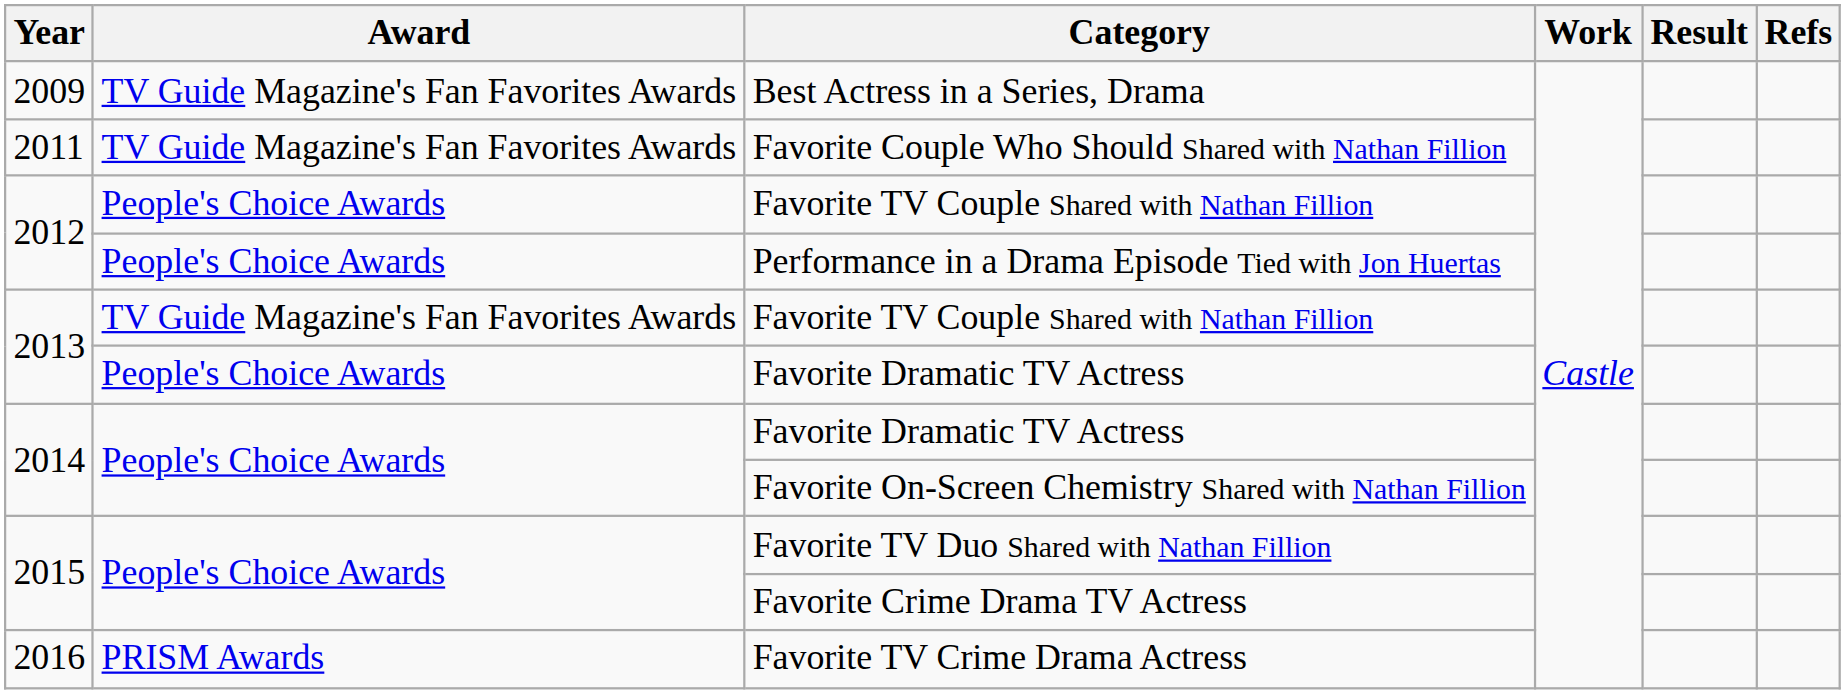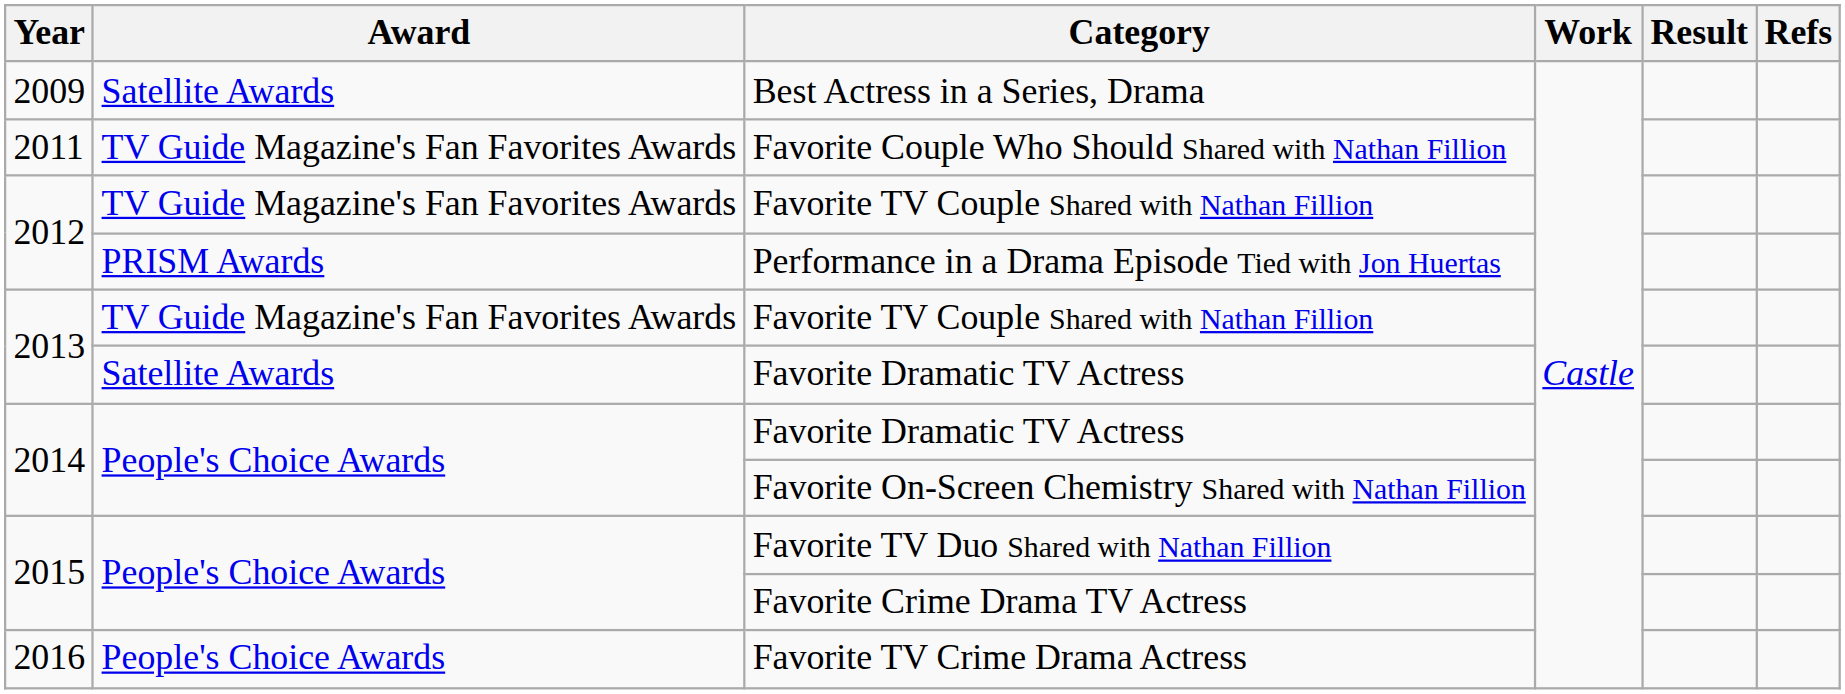(419, 89) TV Guide Magazine's Fan Favorites Awards -> (218, 89) Satellite Awards
(273, 203) People's Choice Awards -> (419, 203) TV Guide Magazine's Fan Favorites Awards
(273, 260) People's Choice Awards -> (213, 260) PRISM Awards
(273, 373) People's Choice Awards -> (218, 373) Satellite Awards
(213, 658) PRISM Awards -> (273, 658) People's Choice Awards
